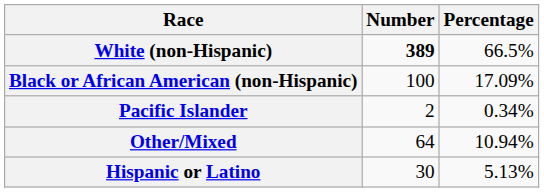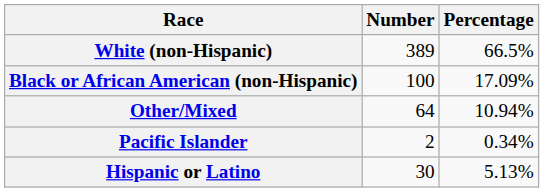(420, 50) bold -> (420, 50) normal
rows swapped: (183, 111) <-> (183, 141)
